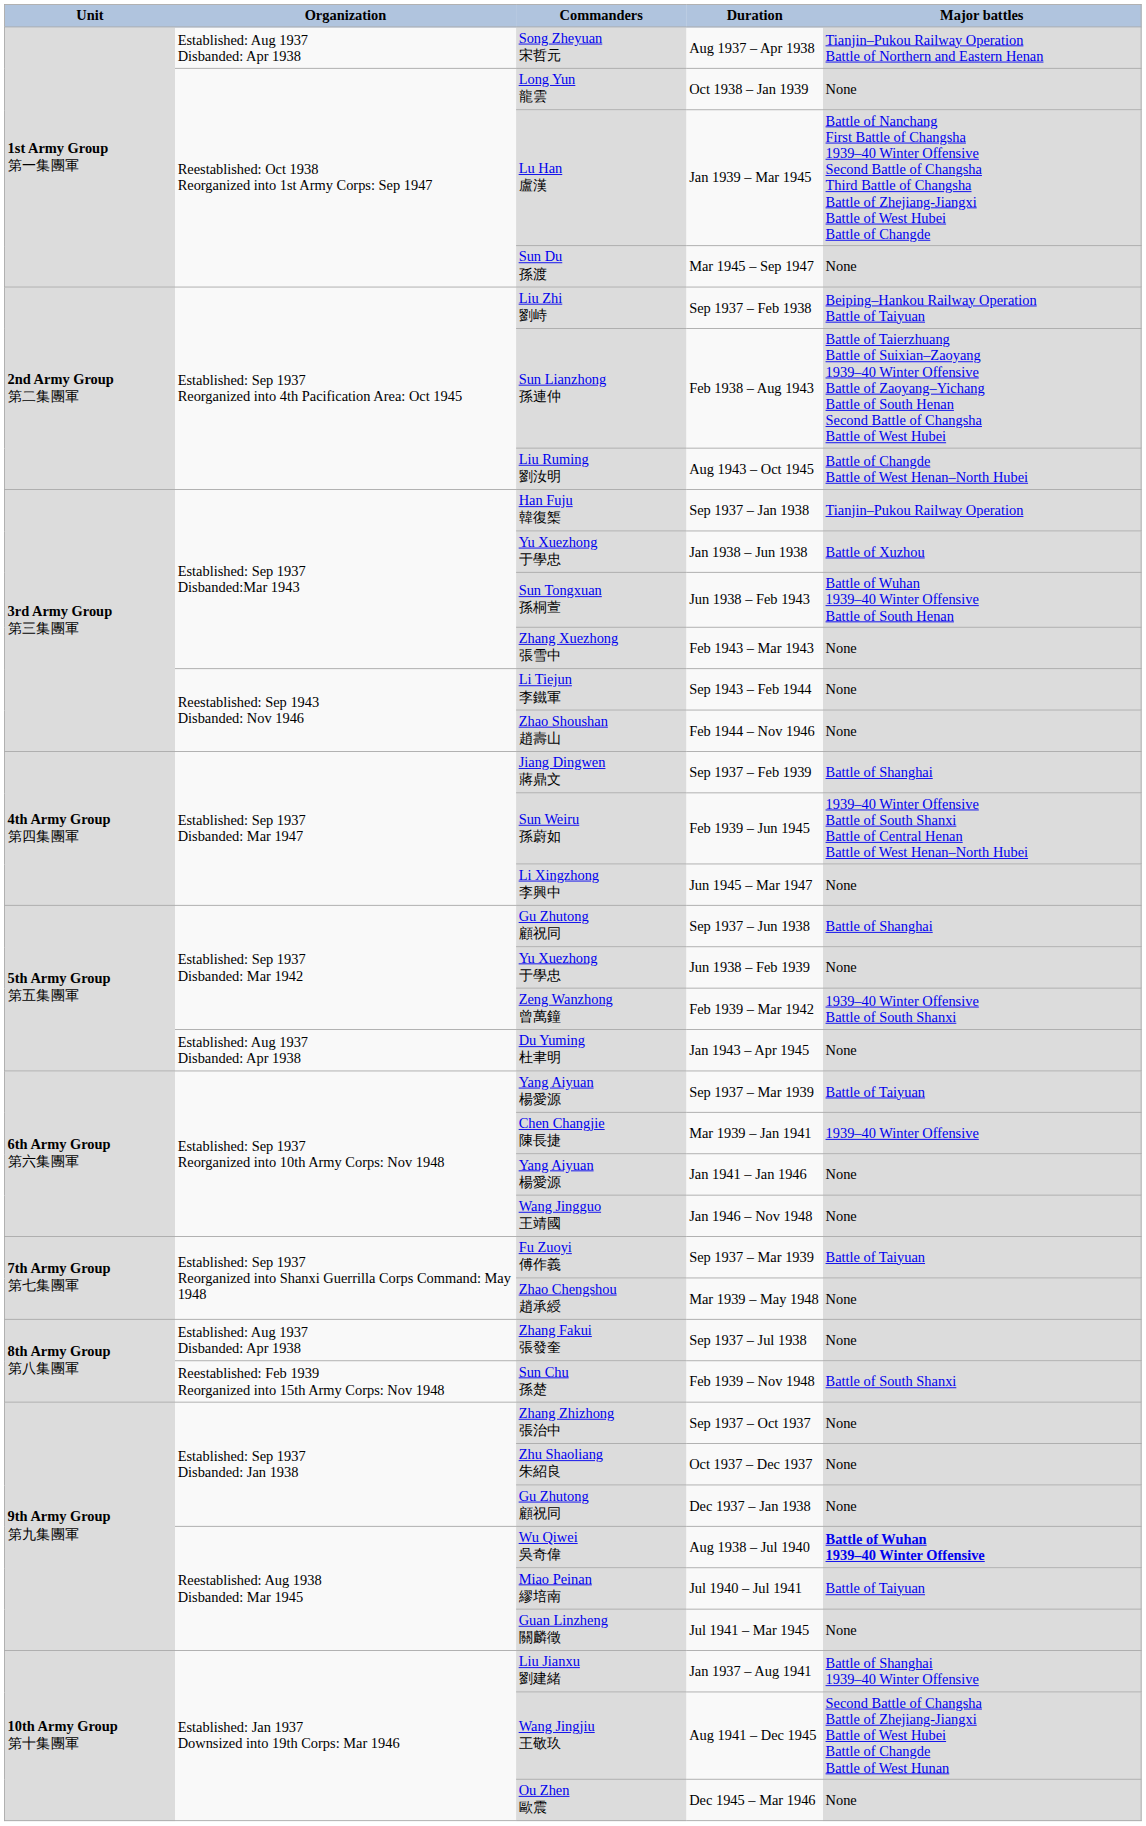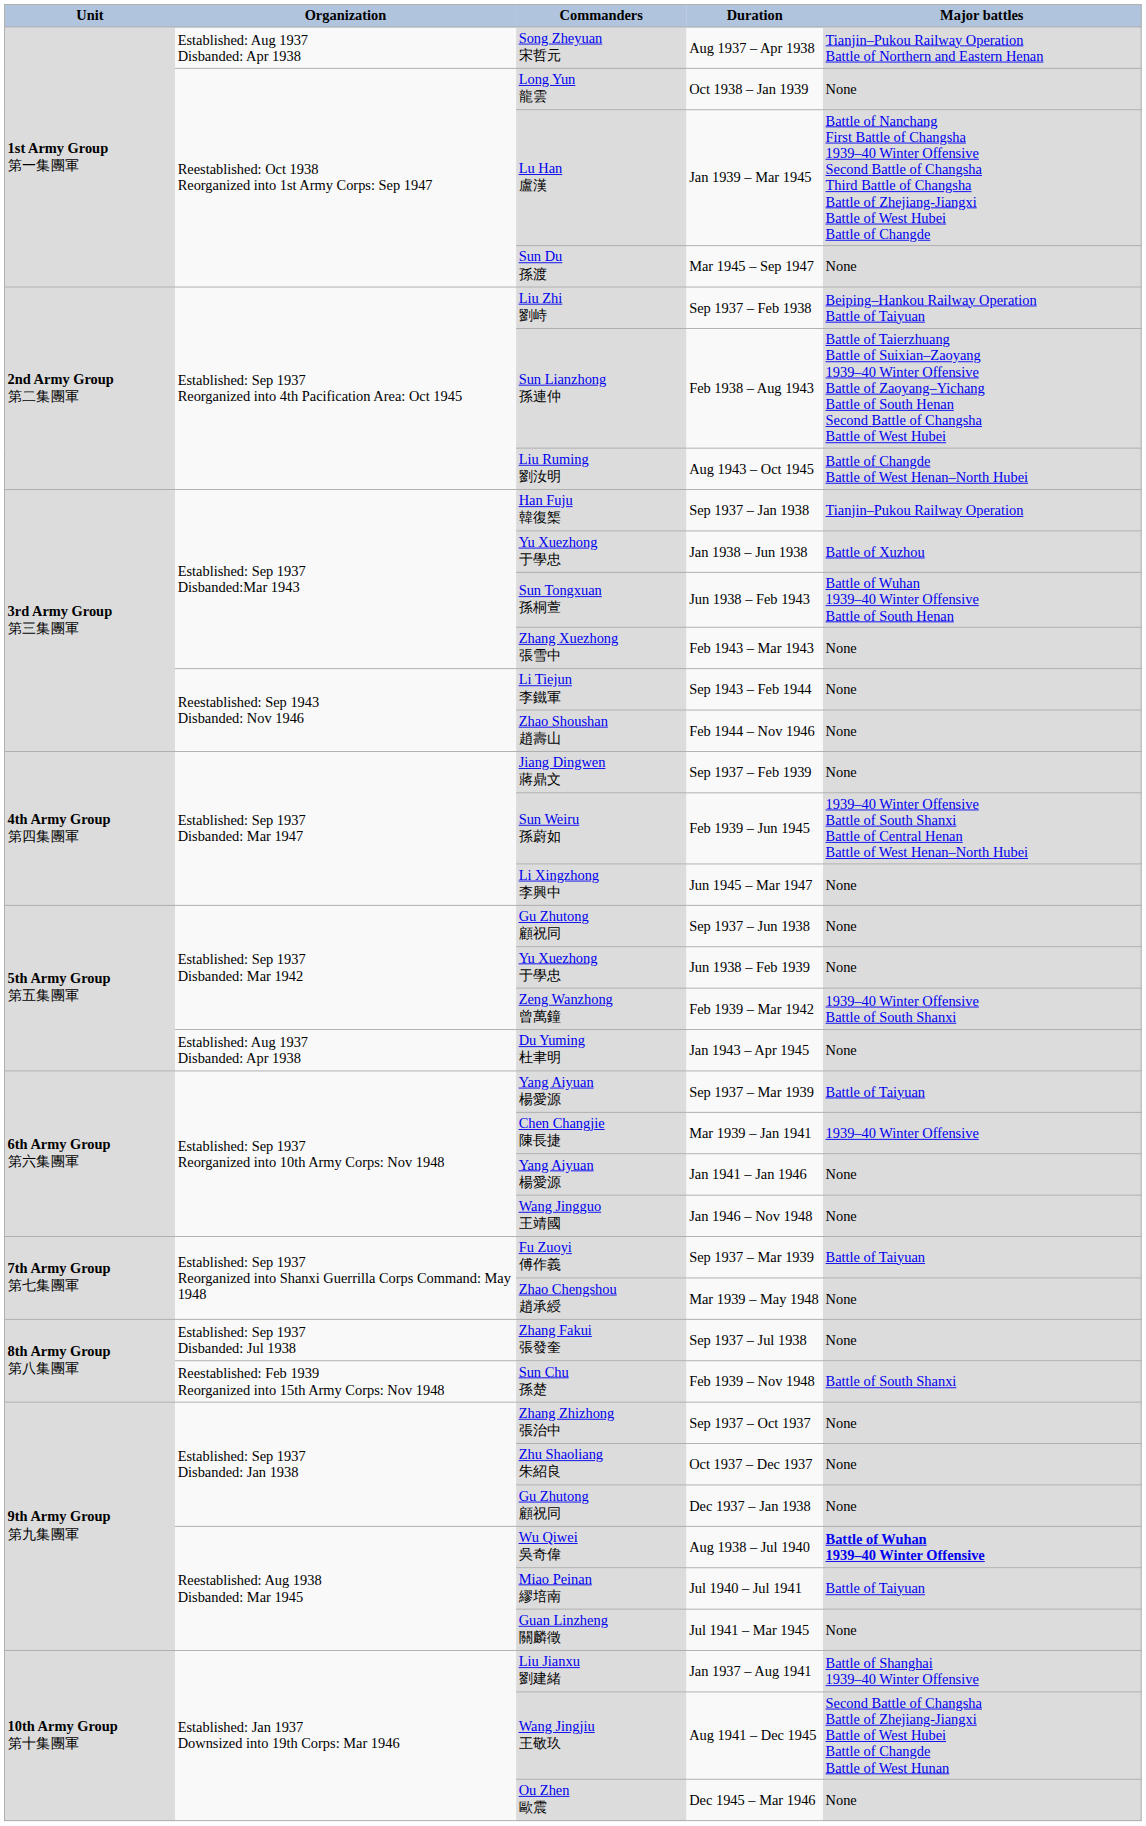(879, 772) Battle of Shanghai -> (841, 772) None
(879, 926) Battle of Shanghai -> (841, 926) None
(243, 1340) Established: Aug 1937 Disbanded: Apr 1938 -> (242, 1340) Established: Sep 1937 Disbanded: Jul 1938
